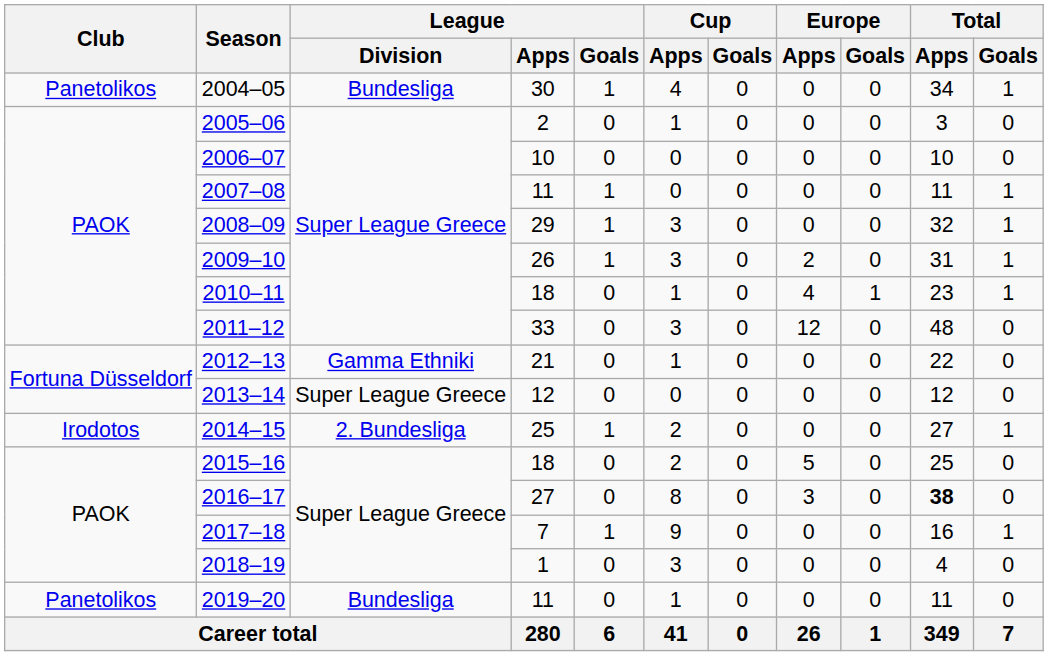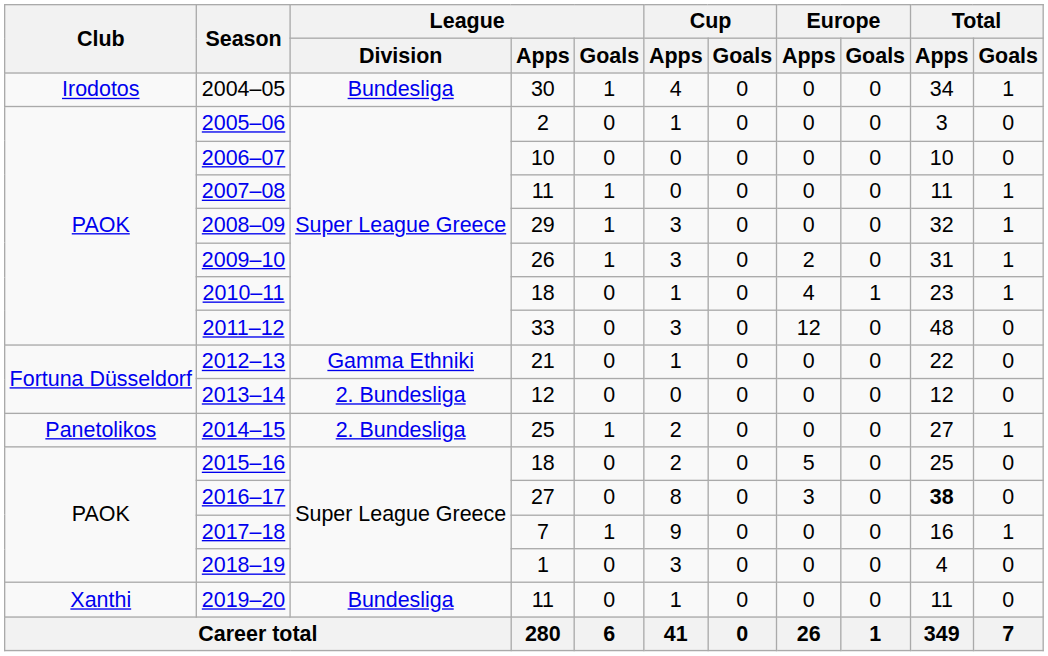(101, 89) Panetolikos -> (101, 89) Irodotos
(401, 395) Super League Greece -> (401, 395) 2. Bundesliga
(101, 429) Irodotos -> (101, 429) Panetolikos
(101, 599) Panetolikos -> (101, 599) Xanthi
